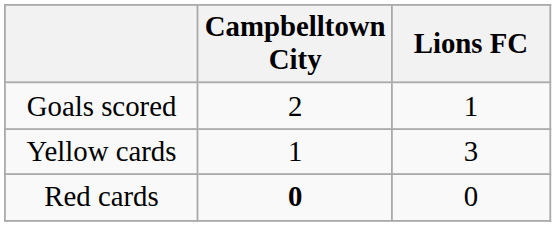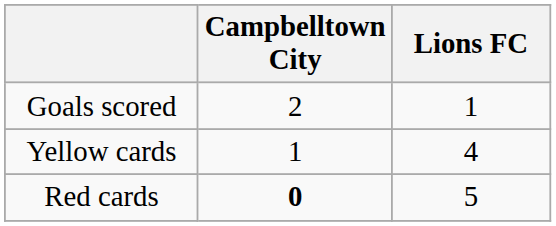(471, 151) 3 -> (471, 151) 4
(471, 196) 0 -> (471, 196) 5
